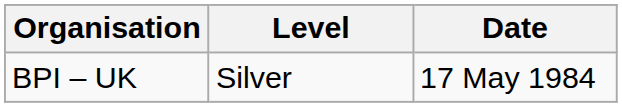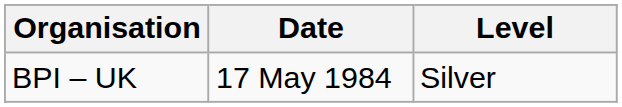columns swapped: (311, 28) <-> (515, 28)
